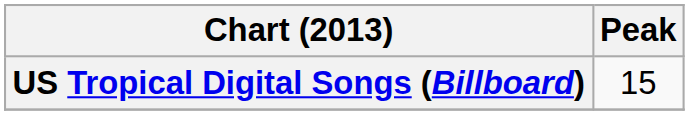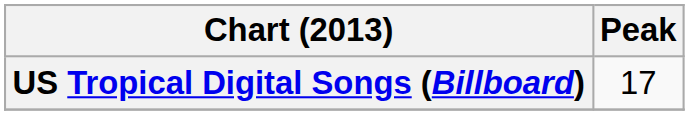(638, 82) 15 -> (638, 82) 17
